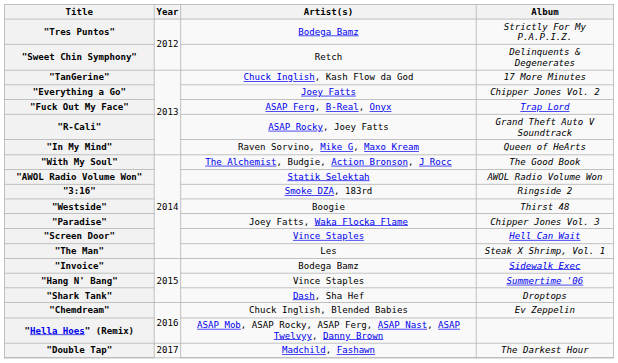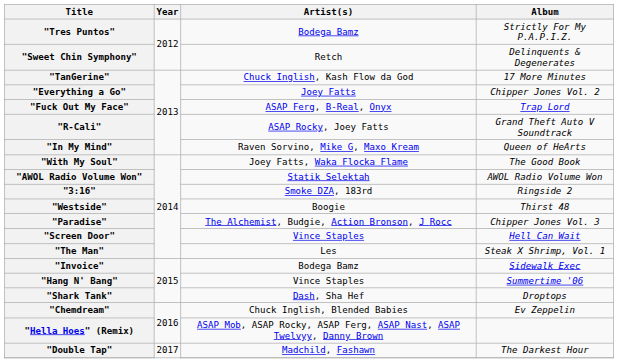(329, 162) The Alchemist, Budgie, Action Bronson, J Rocc -> (329, 162) Joey Fatts, Waka Flocka Flame
(329, 221) Joey Fatts, Waka Flocka Flame -> (329, 221) The Alchemist, Budgie, Action Bronson, J Rocc
